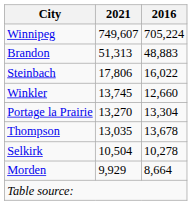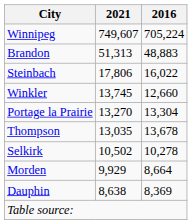(115, 151) 10,504 -> (115, 151) 10,502
+ row: (28, 190)
